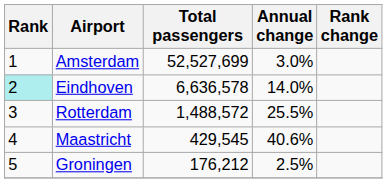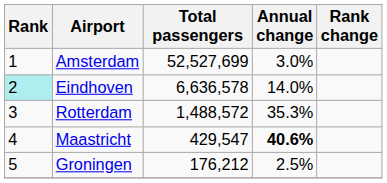(290, 113) 25.5% -> (290, 113) 35.3%
(219, 139) 429,545 -> (219, 139) 429,547
(290, 139) normal -> (290, 139) bold
